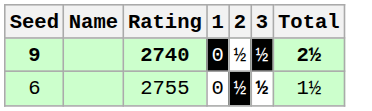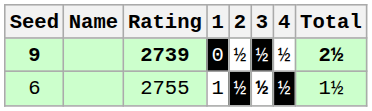+ column: (284, 22)
(165, 55) 2740 -> (165, 55) 2739
(218, 88) 0 -> (218, 88) 1
